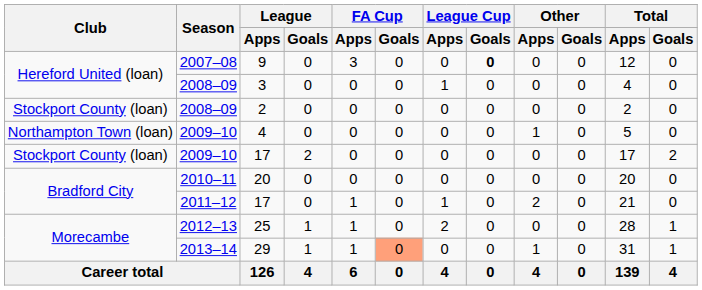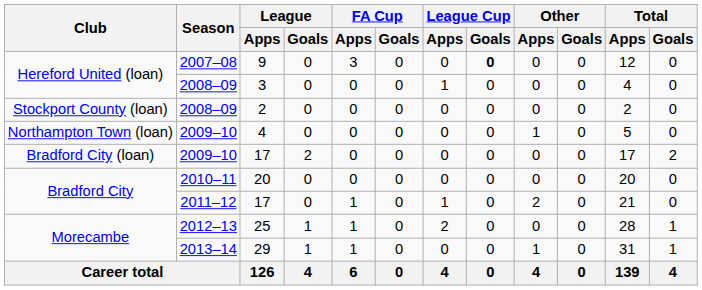(90, 156) Stockport County (loan) -> (90, 156) Bradford City (loan)
(399, 249) lightsalmon background -> (399, 249) no background
